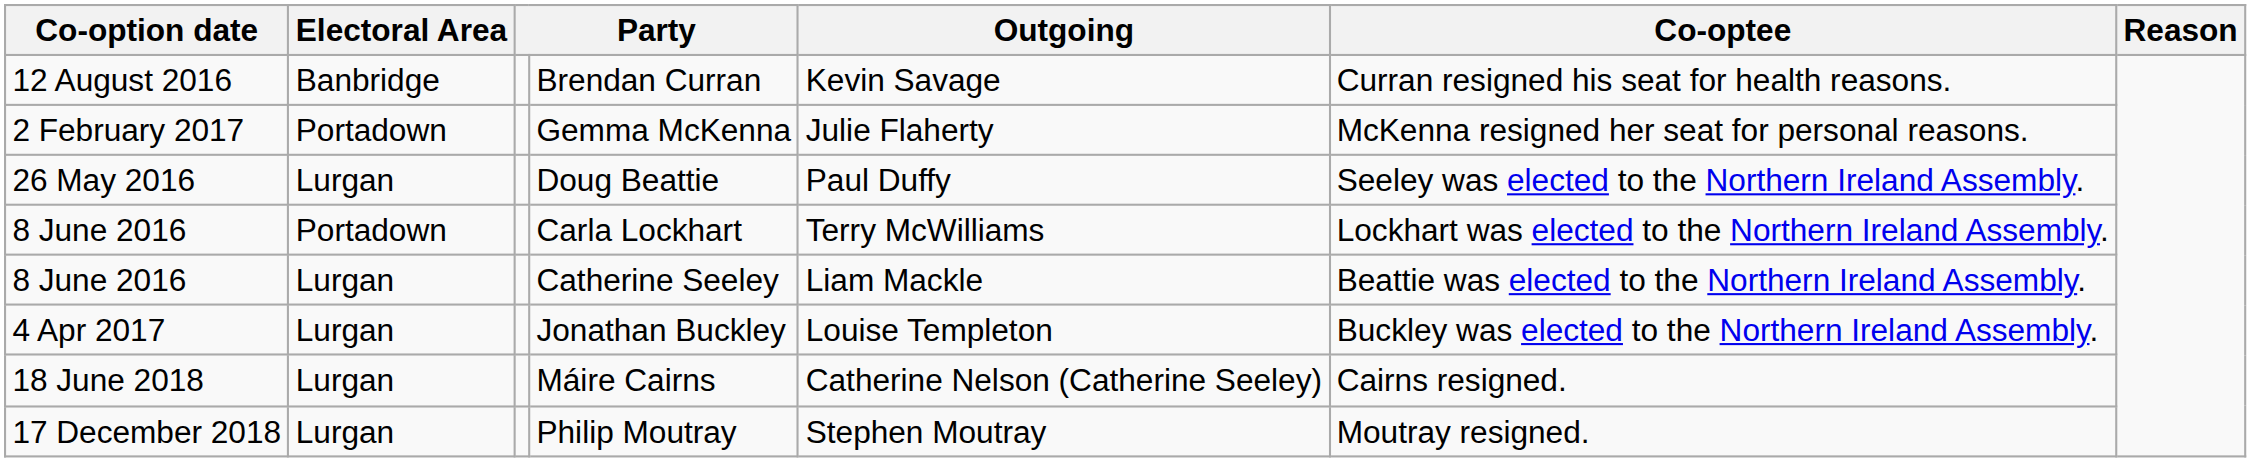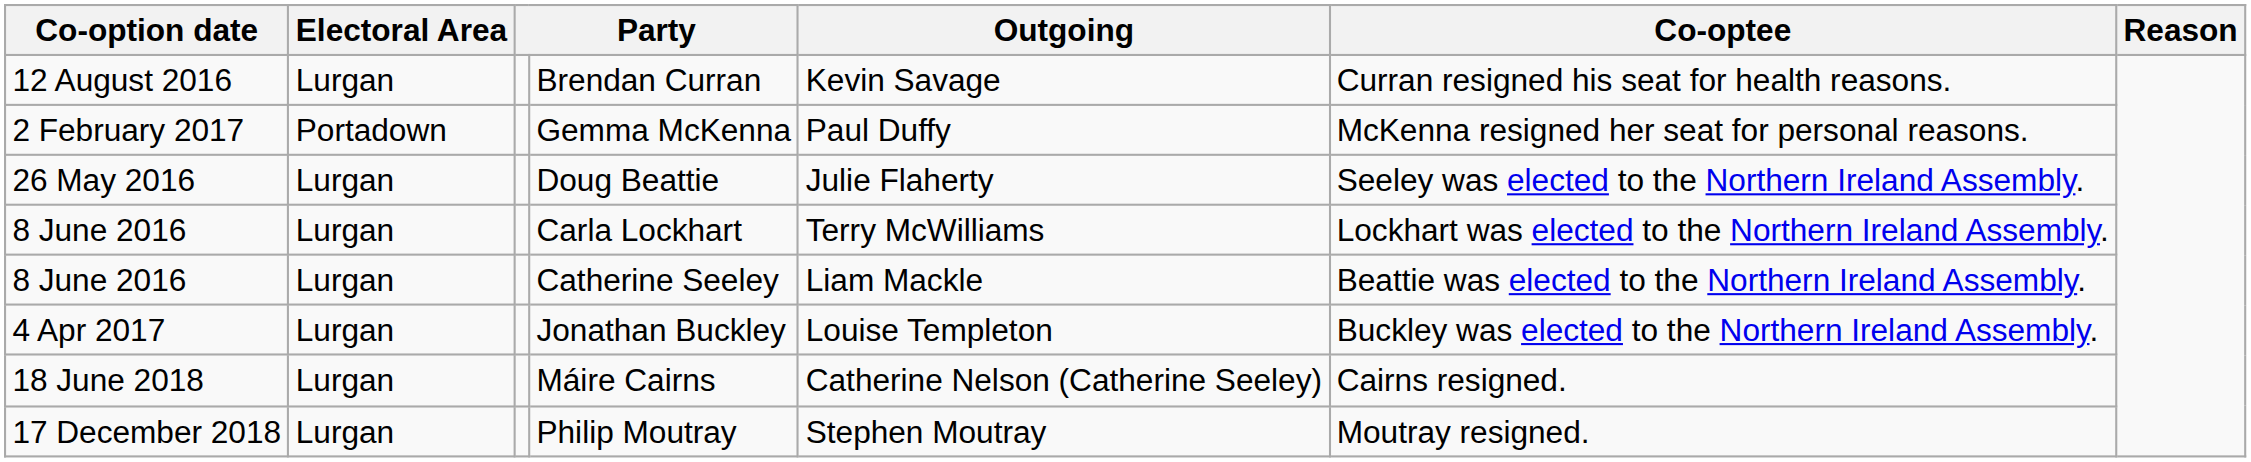(368, 80) Banbridge -> (345, 80) Lurgan
(900, 130) Julie Flaherty -> (878, 130) Paul Duffy
(878, 180) Paul Duffy -> (900, 180) Julie Flaherty
(371, 230) Portadown -> (345, 230) Lurgan
